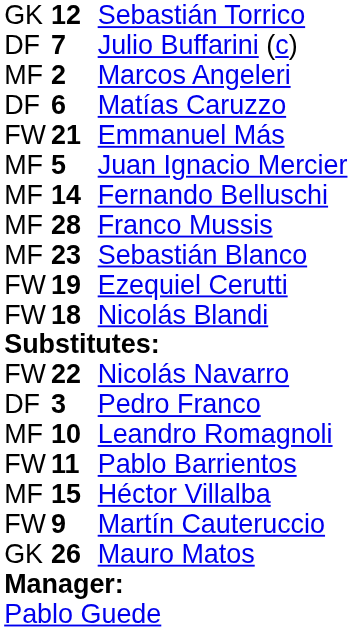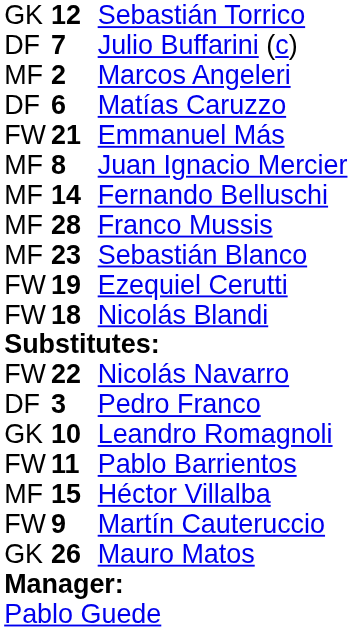(58, 165) 5 -> (58, 165) 8
(24, 434) MF -> (24, 434) GK
